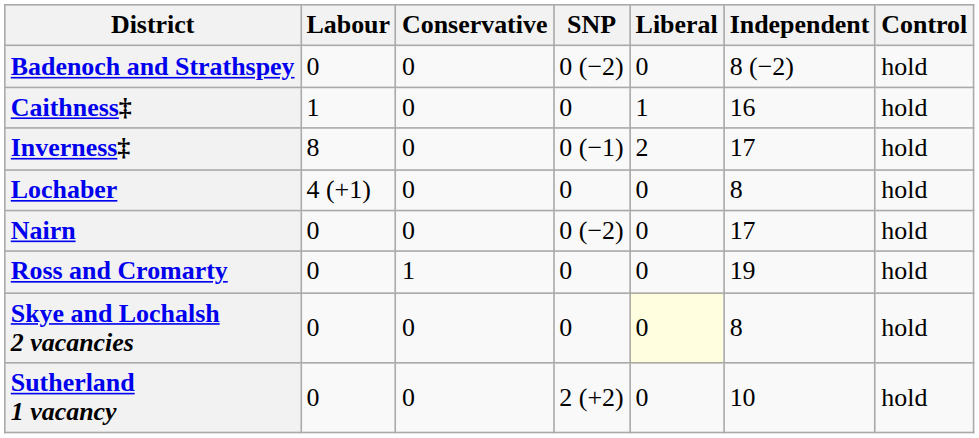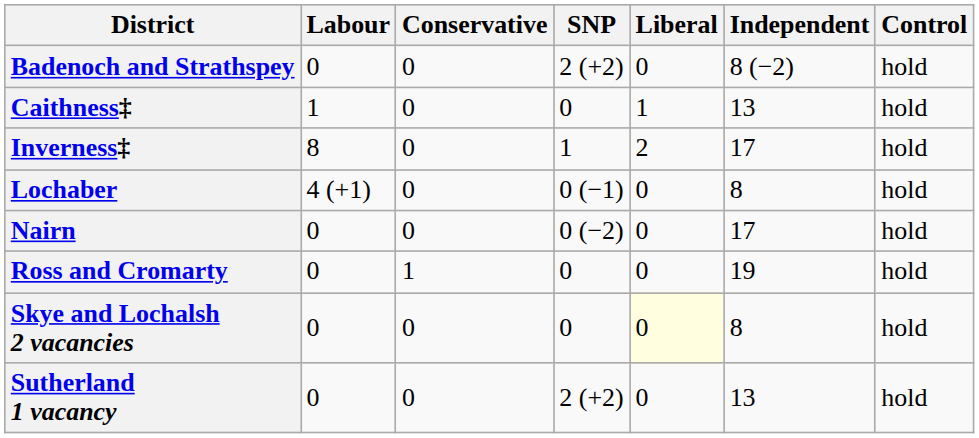(592, 66) 0 (−2) -> (592, 66) 2 (+2)
(743, 107) 16 -> (743, 107) 13
(592, 148) 0 (−1) -> (566, 148) 1
(566, 189) 0 -> (592, 189) 0 (−1)
(743, 397) 10 -> (743, 397) 13
